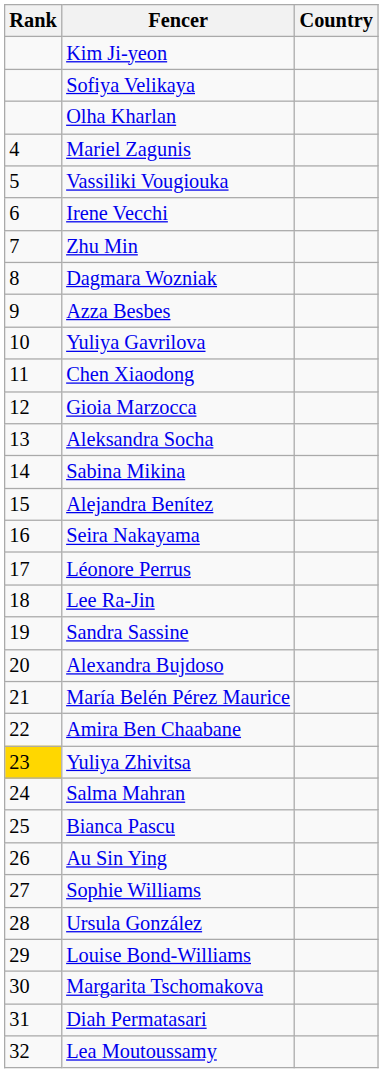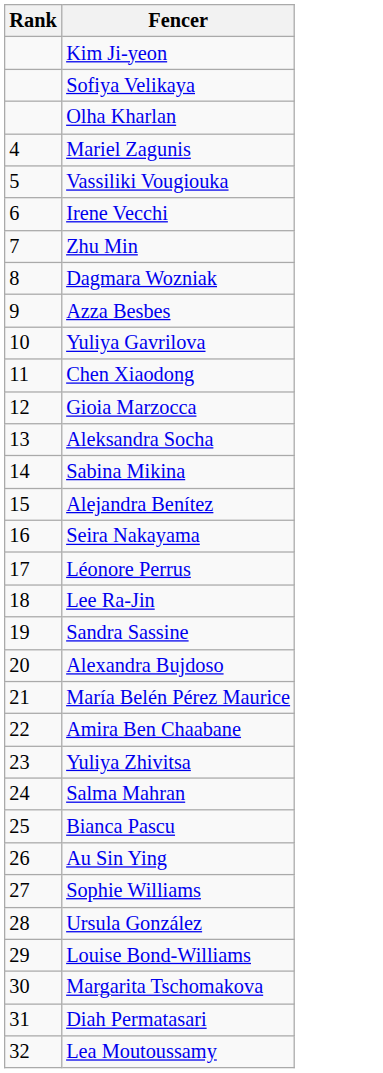- column: (336, 20)
(19, 761) gold background -> (19, 761) no background
